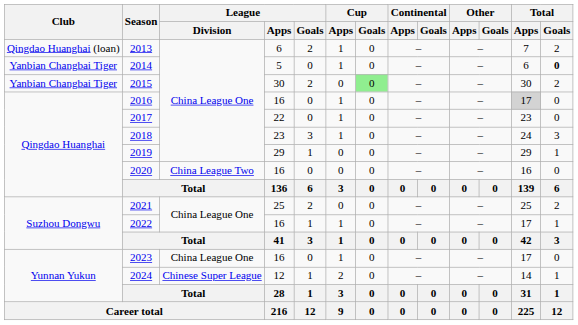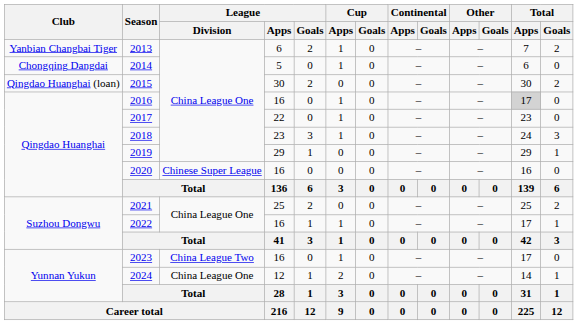(63, 48) Qingdao Huanghai (loan) -> (63, 48) Yanbian Changbai Tiger
(63, 65) Yanbian Changbai Tiger -> (63, 65) Chongqing Dangdai
(557, 65) bold -> (557, 65) normal
(63, 83) Yanbian Changbai Tiger -> (63, 83) Qingdao Huanghai (loan)
(372, 83) lightgreen background -> (372, 83) no background
(212, 170) China League Two -> (212, 170) Chinese Super League
(212, 258) China League One -> (212, 258) China League Two
(212, 275) Chinese Super League -> (212, 275) China League One
